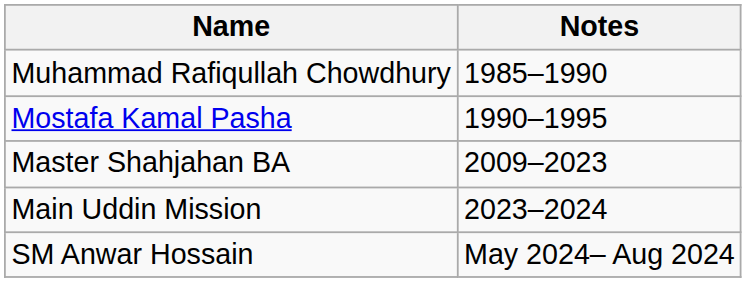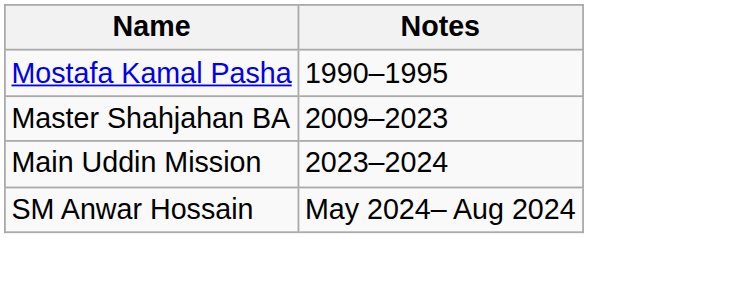- row: (231, 72)
